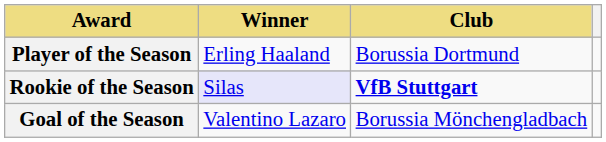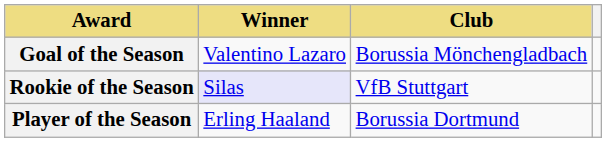rows swapped: (102, 53) <-> (102, 119)
(417, 86) bold -> (412, 86) normal
